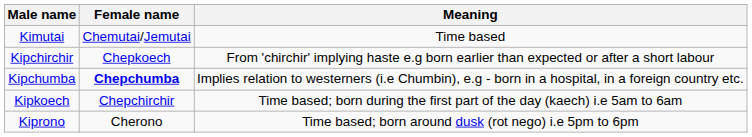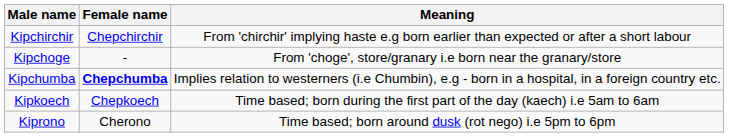- row: (42, 36)
(137, 57) Chepkoech -> (125, 36) Chepchirchir
+ row: (42, 57)
(137, 100) Chepchirchir -> (125, 100) Chepkoech
